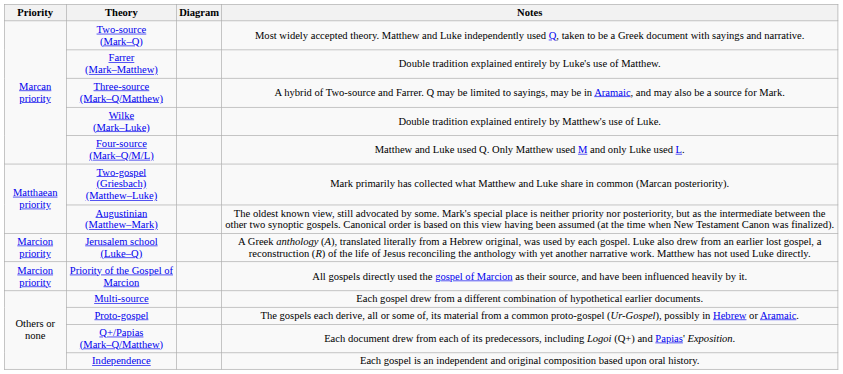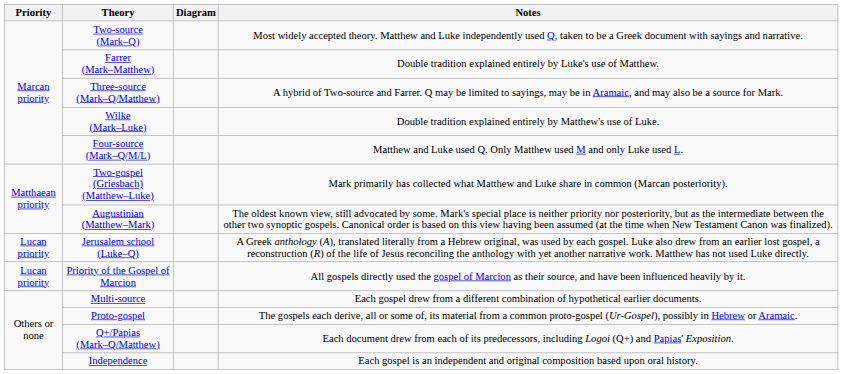(35, 247) Marcion priority -> (33, 247) Lucan priority
(35, 276) Marcion priority -> (33, 276) Lucan priority
